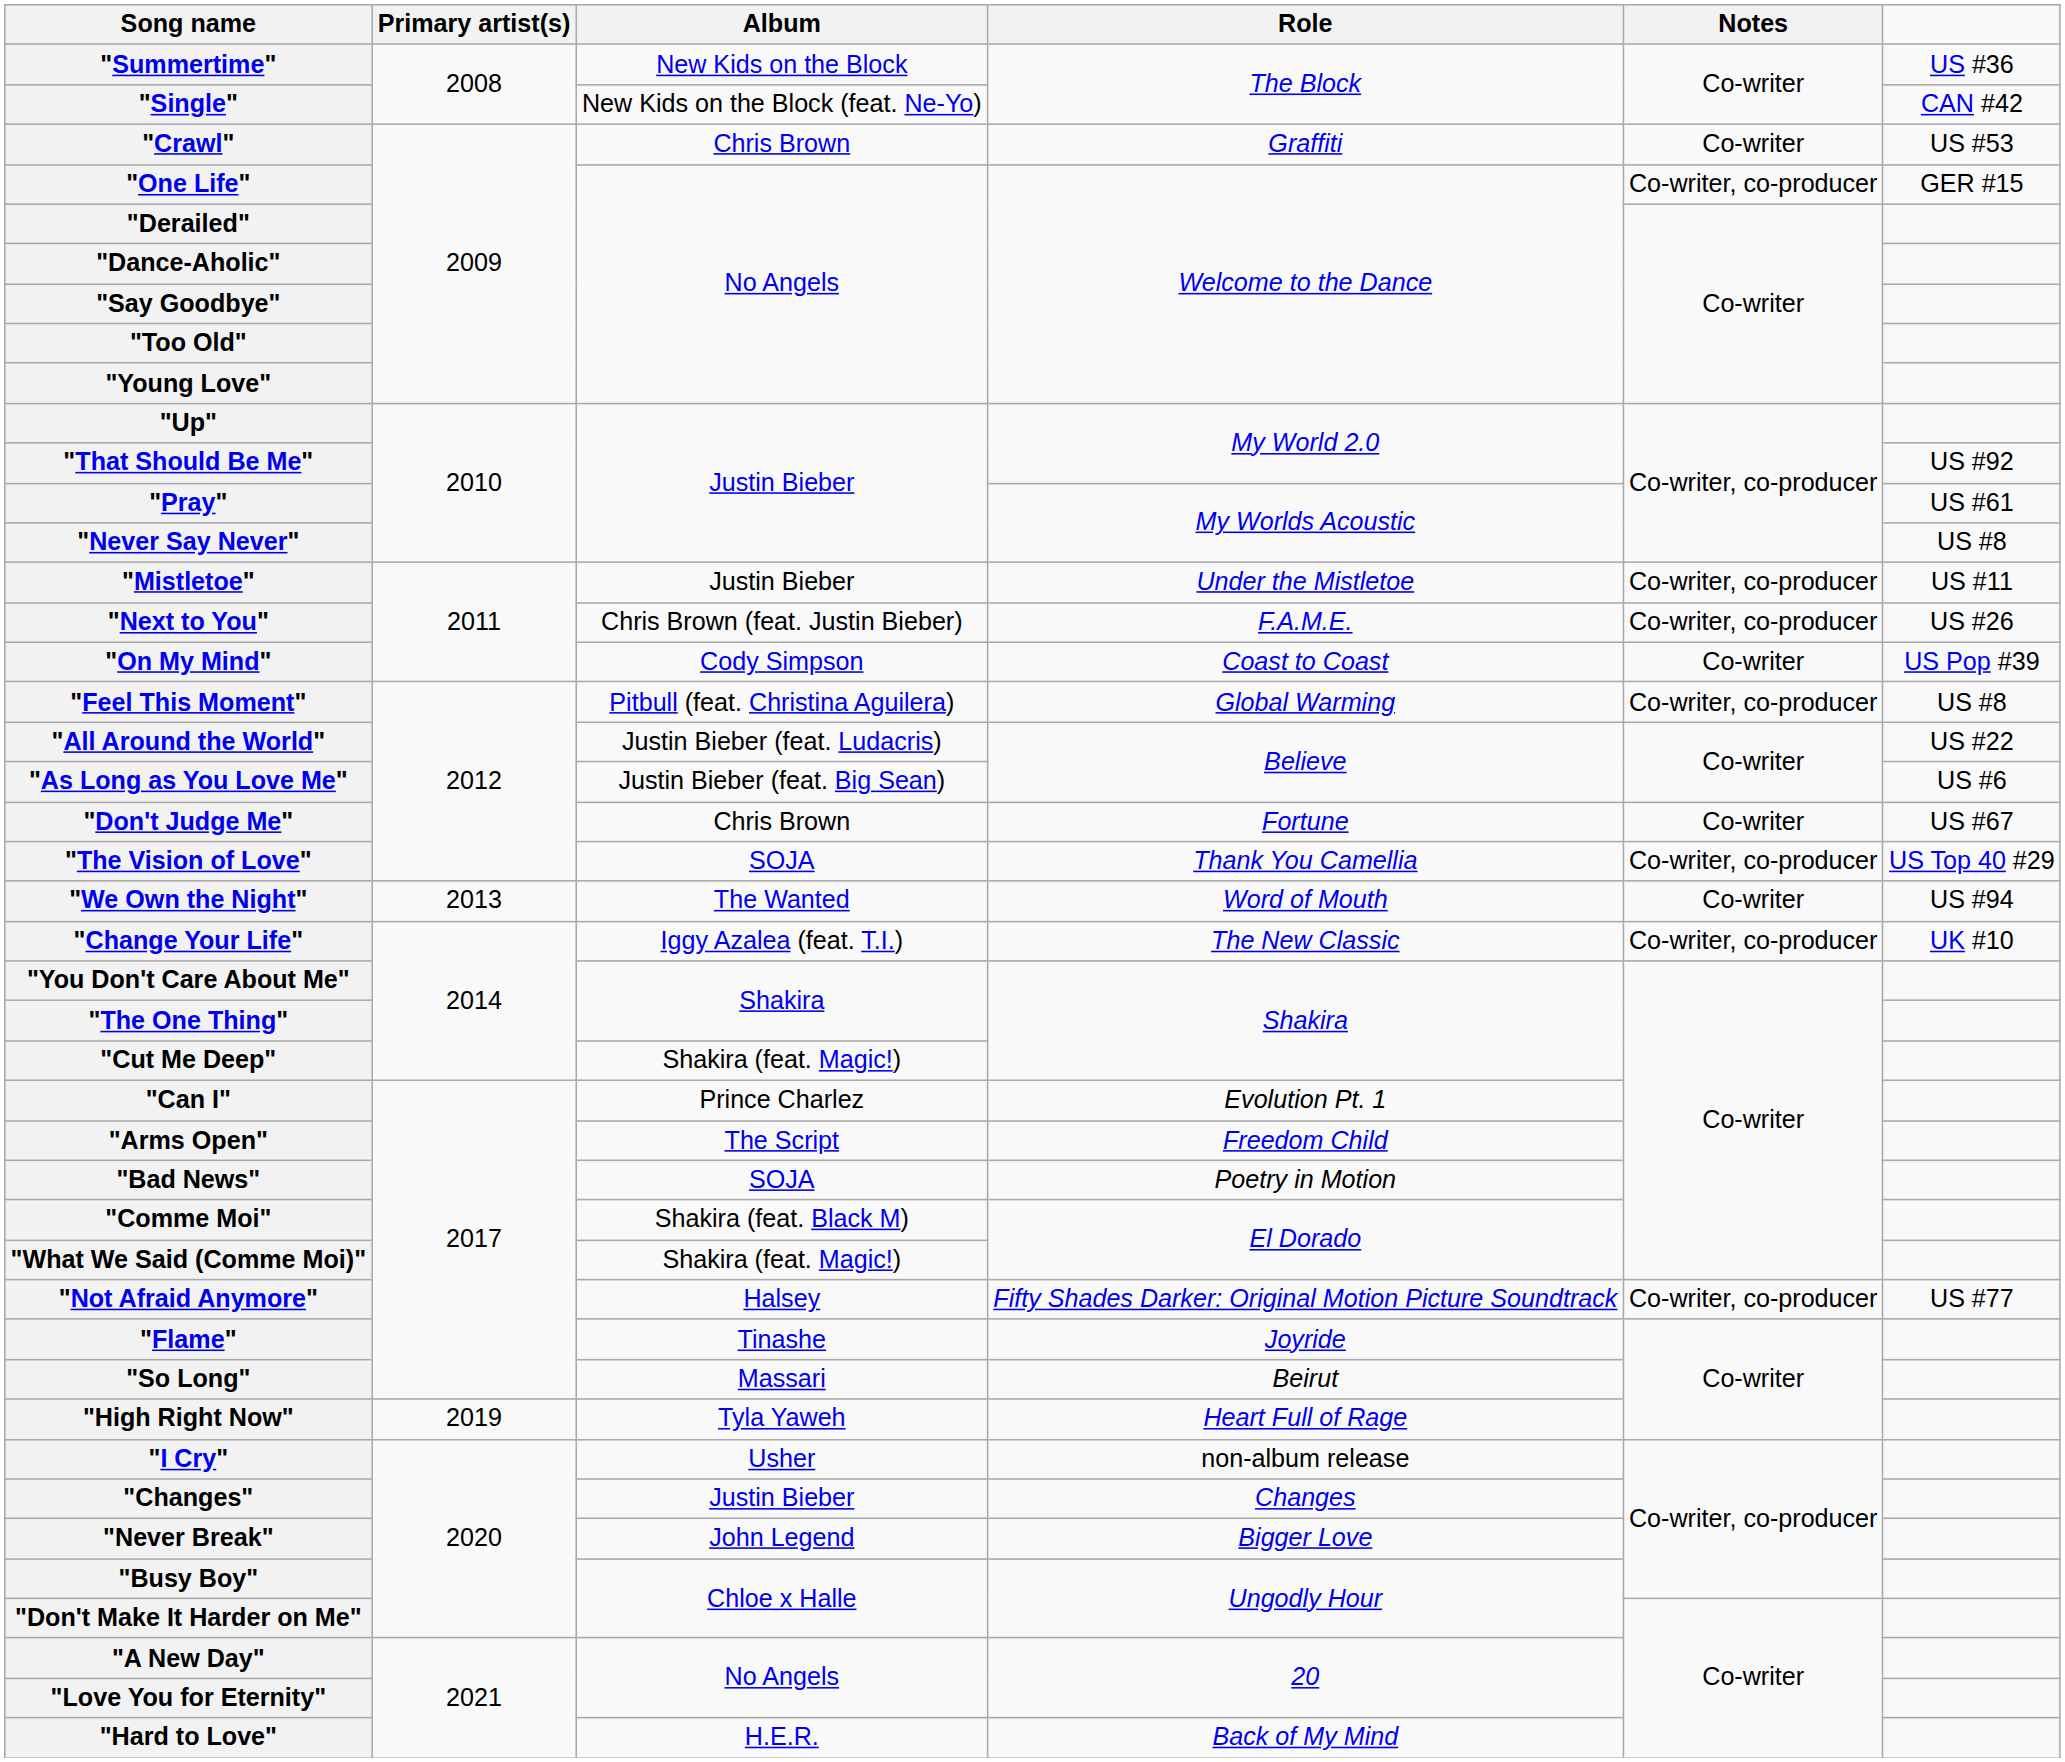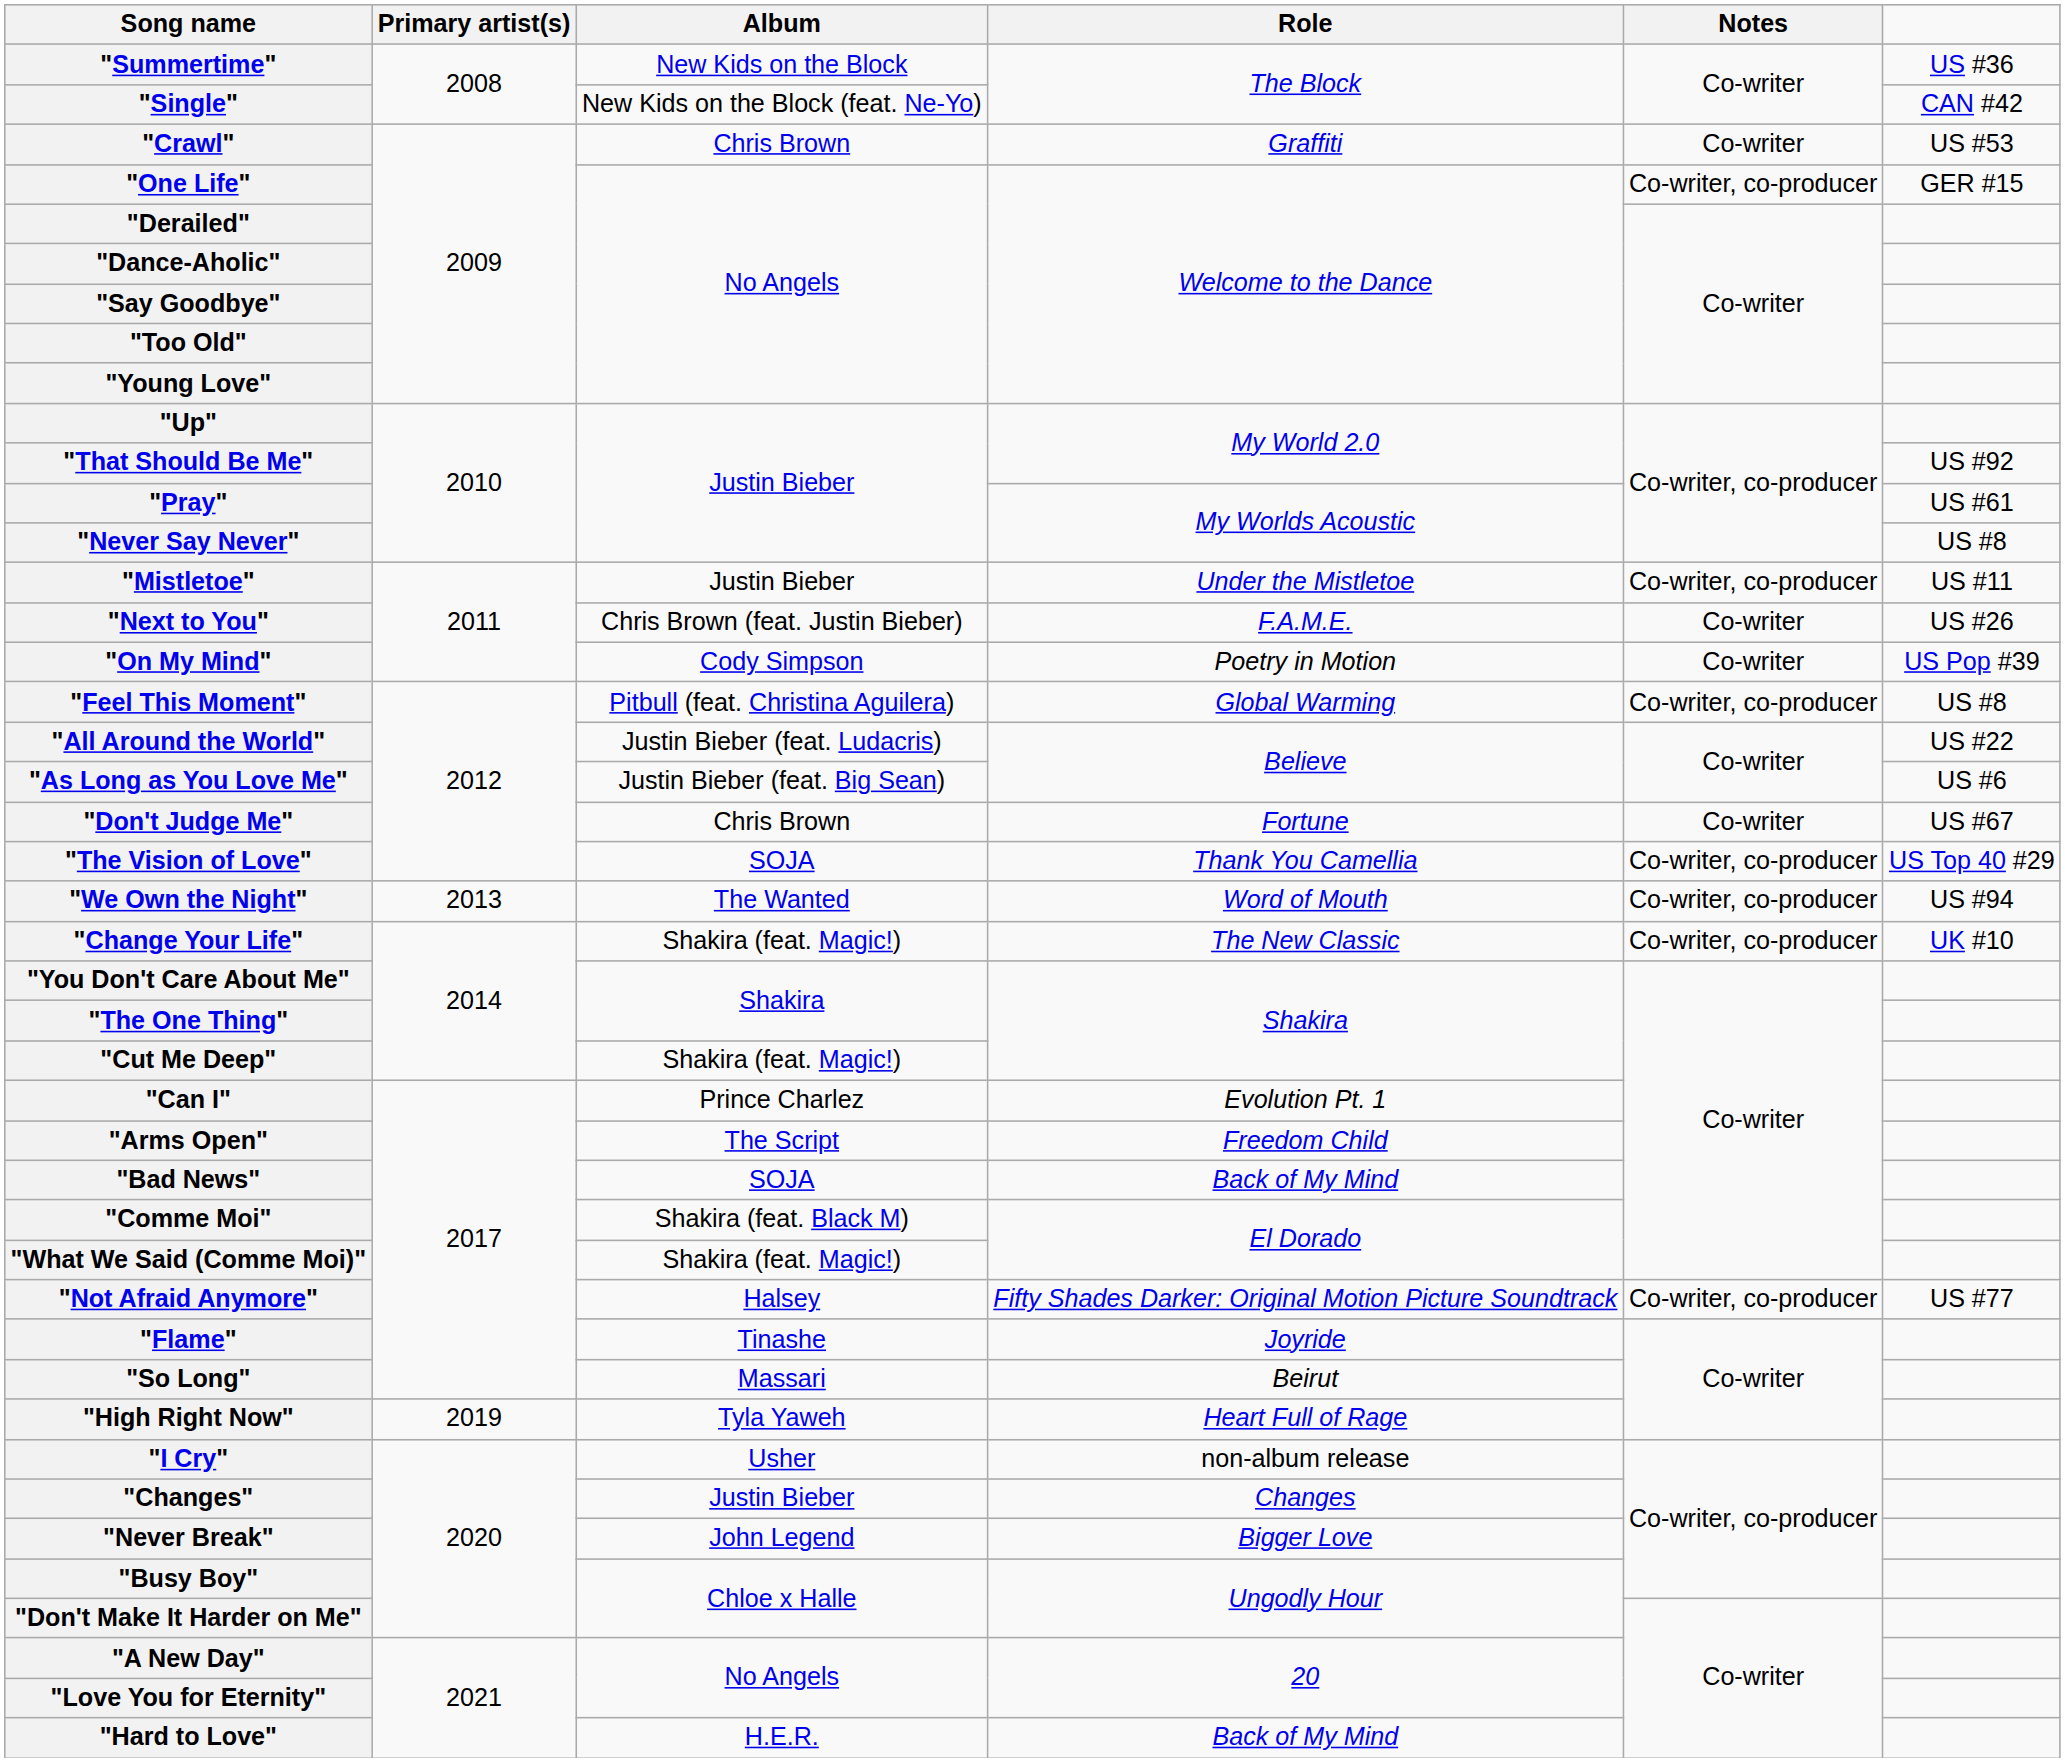(1753, 622) Co-writer, co-producer -> (1753, 622) Co-writer
(1305, 661) Coast to Coast -> (1305, 661) Poetry in Motion
(1753, 900) Co-writer -> (1753, 900) Co-writer, co-producer
(782, 940) Iggy Azalea (feat. T.I.) -> (782, 940) Shakira (feat. Magic!)
(1305, 1179) Poetry in Motion -> (1305, 1179) Back of My Mind
